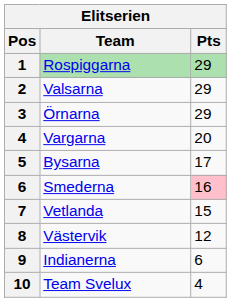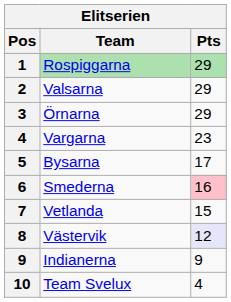(203, 138) 20 -> (203, 138) 23
(203, 235) no background -> (203, 235) lavender background
(199, 260) 6 -> (199, 260) 9
